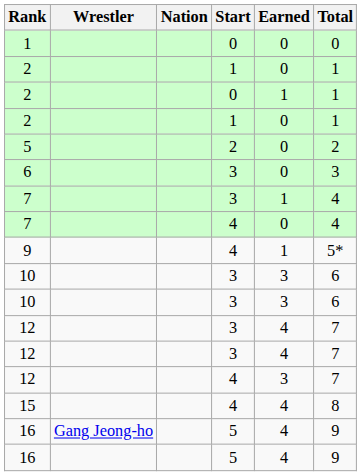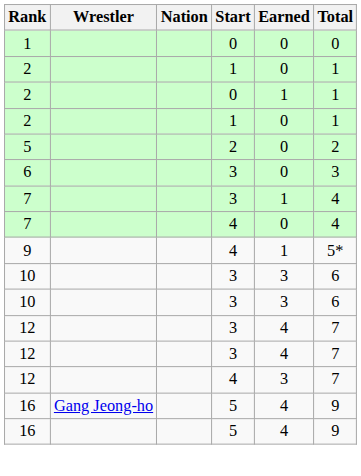- row: (27, 405)
